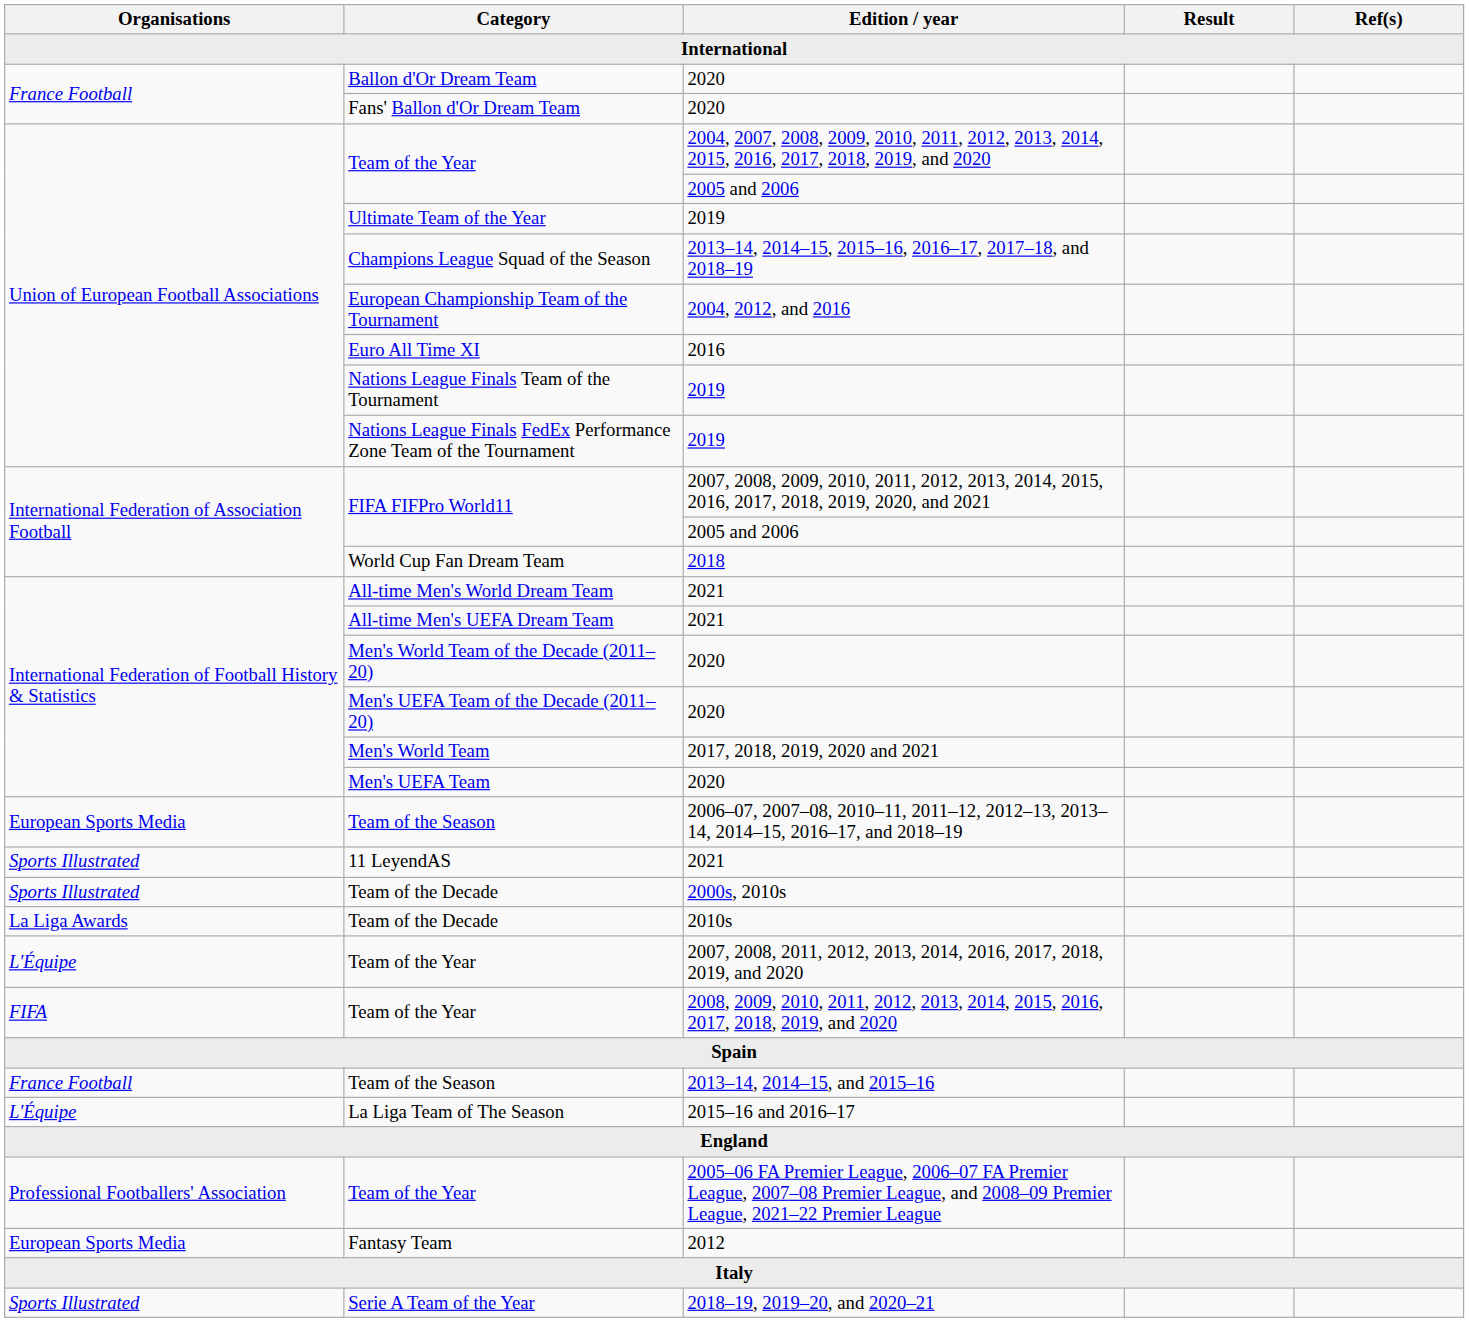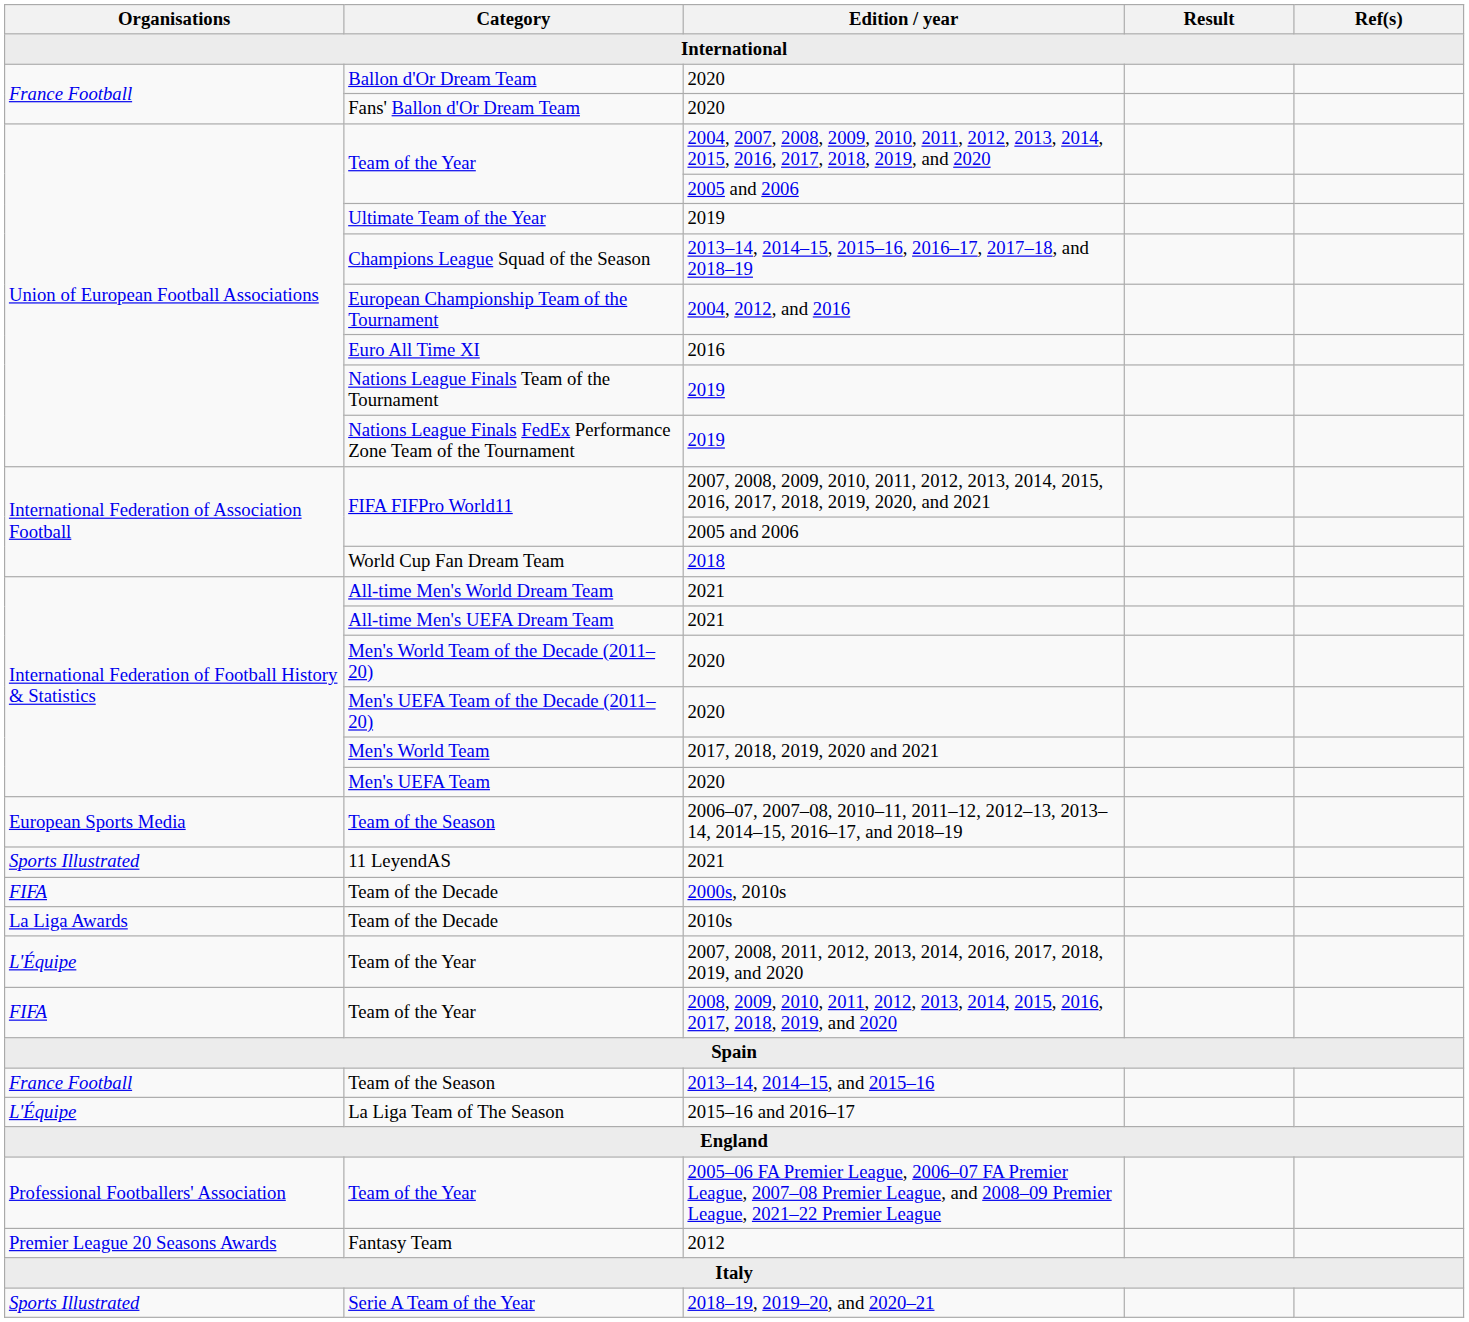(74, 891) Sports Illustrated -> (28, 891) FIFA
(97, 1243) European Sports Media -> (143, 1243) Premier League 20 Seasons Awards
